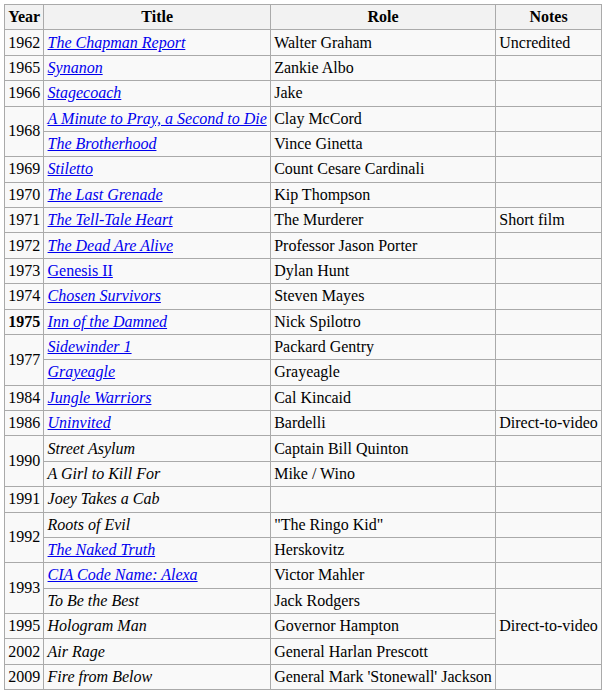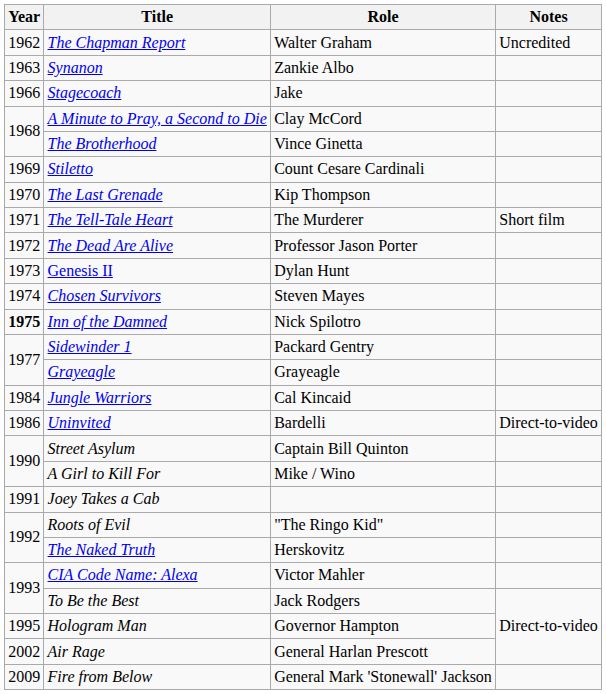(24, 67) 1965 -> (24, 67) 1963
